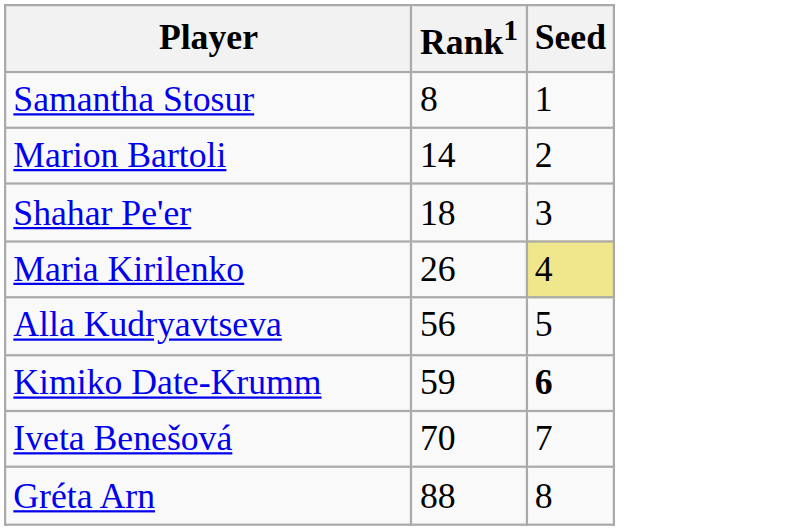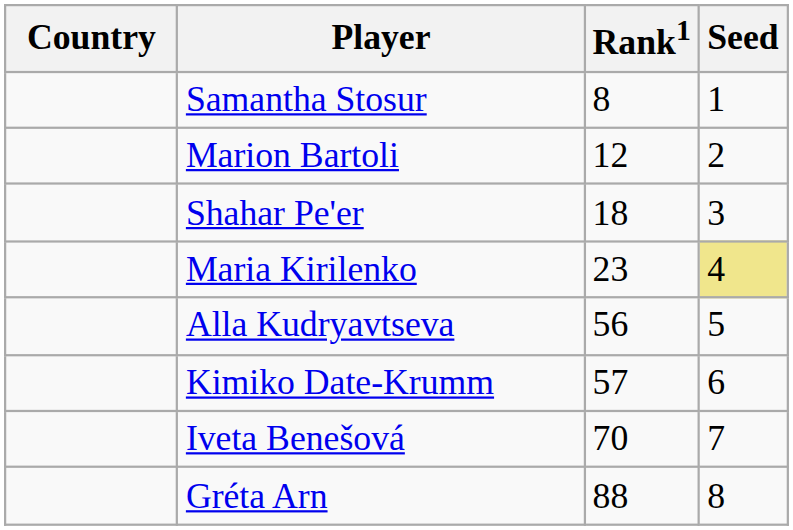+ column: (91, 37)
(438, 155) 14 -> (610, 155) 12
(438, 268) 26 -> (610, 268) 23
(438, 381) 59 -> (610, 381) 57
(544, 381) bold -> (716, 381) normal
